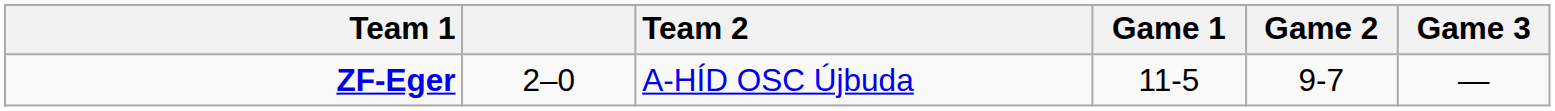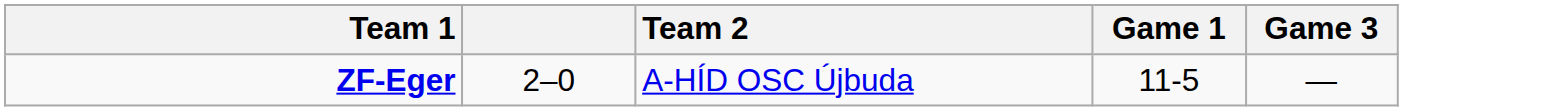- column: (1321, 29)
